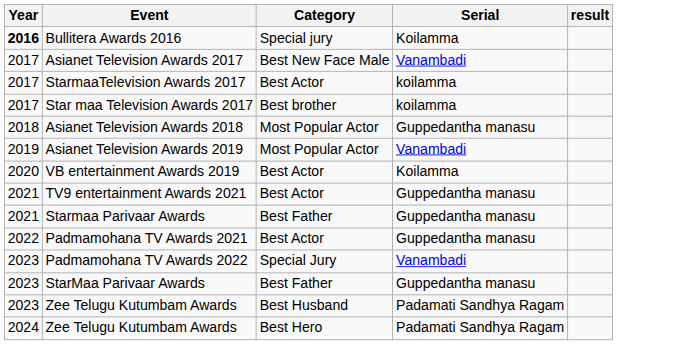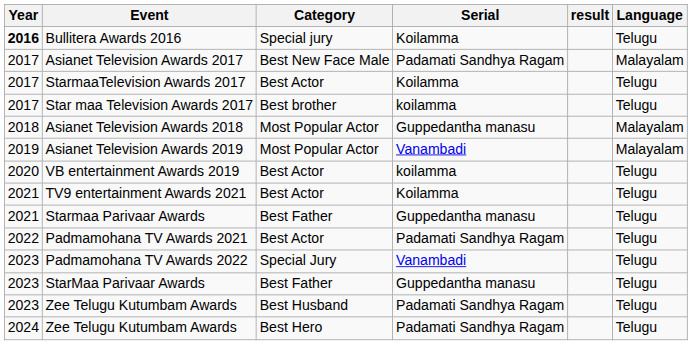+ column: (650, 15)
(431, 60) Vanambadi -> (480, 60) Padamati Sandhya Ragam
(426, 82) koilamma -> (427, 82) Koilamma
(427, 171) Koilamma -> (426, 171) koilamma
(466, 194) Guppedantha manasu -> (427, 194) Koilamma
(466, 238) Guppedantha manasu -> (480, 238) Padamati Sandhya Ragam
